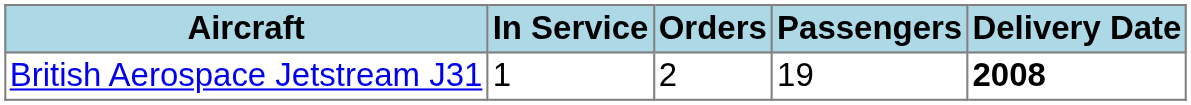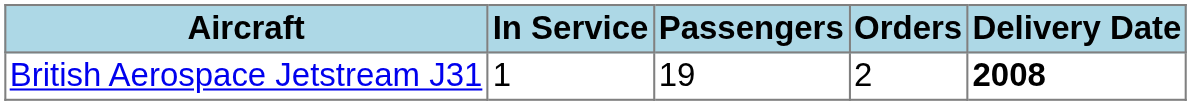columns swapped: (713, 28) <-> (870, 28)
